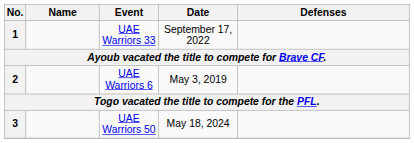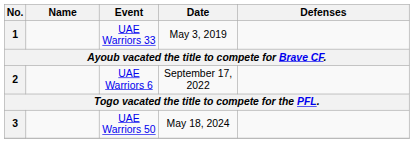(198, 35) September 17, 2022 -> (198, 35) May 3, 2019
(198, 79) May 3, 2019 -> (198, 79) September 17, 2022
